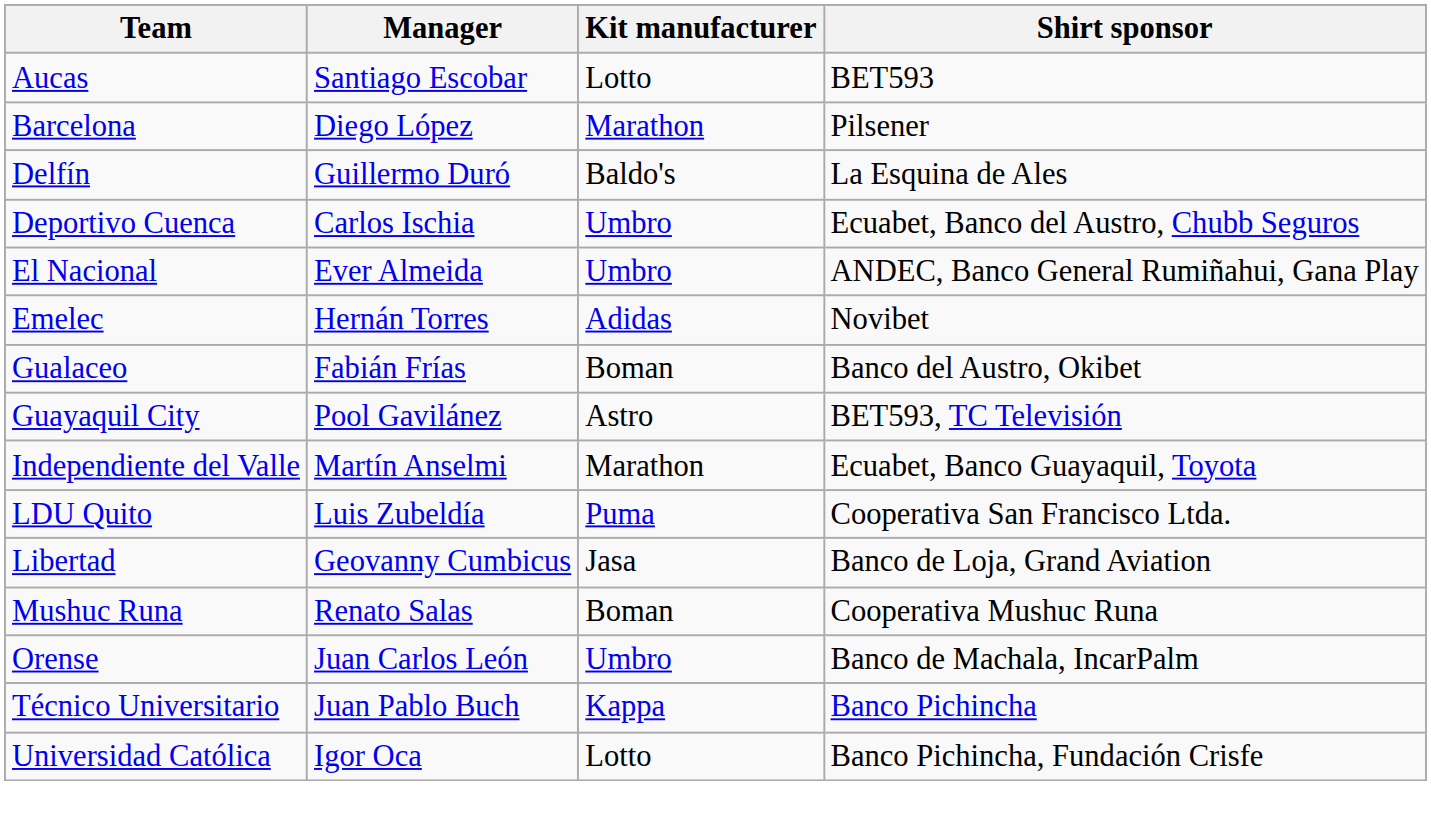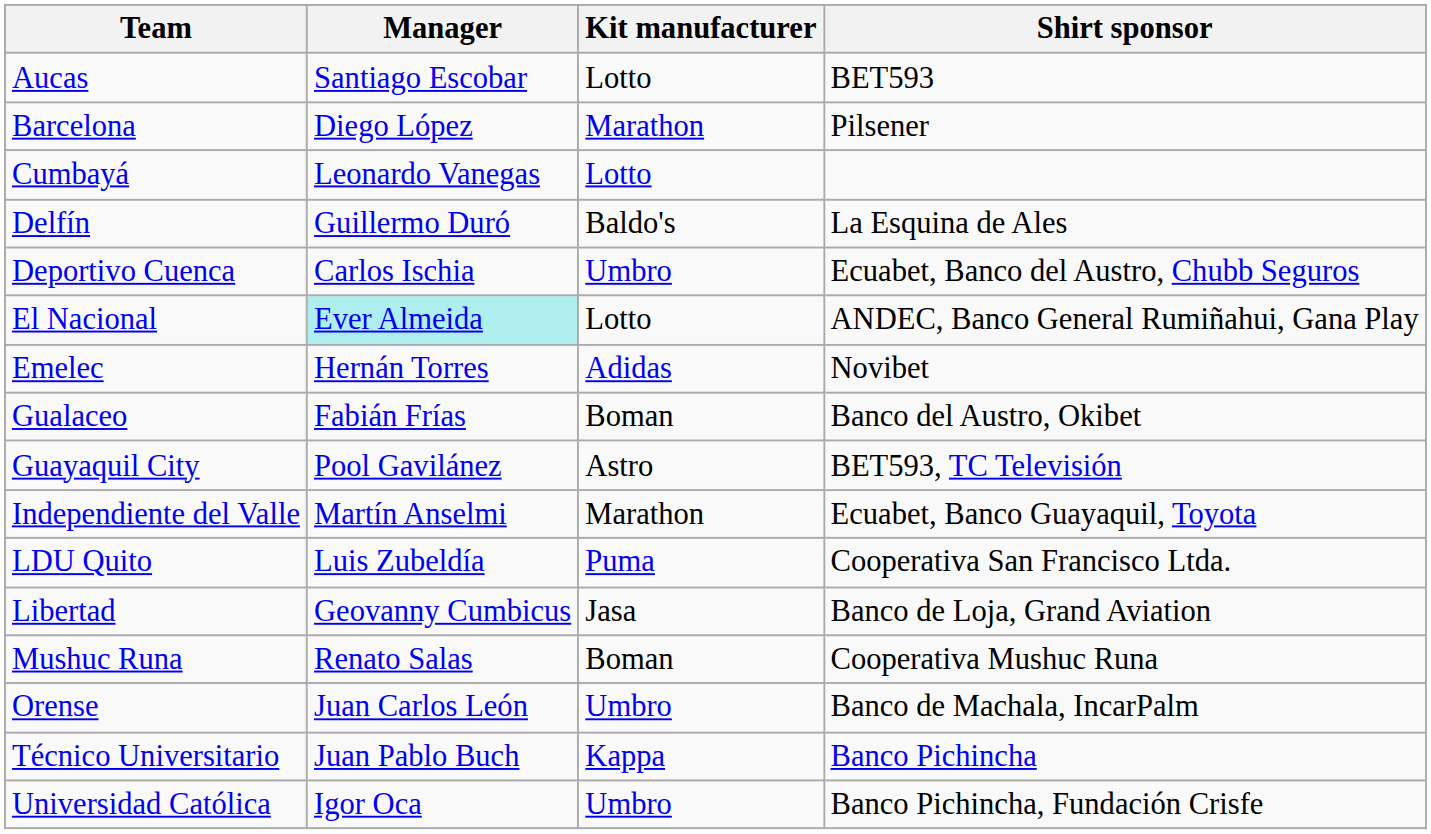+ row: (71, 174)
(398, 271) no background -> (398, 319) paleturquoise background
(629, 271) Umbro -> (618, 319) Lotto
(618, 755) Lotto -> (629, 804) Umbro
